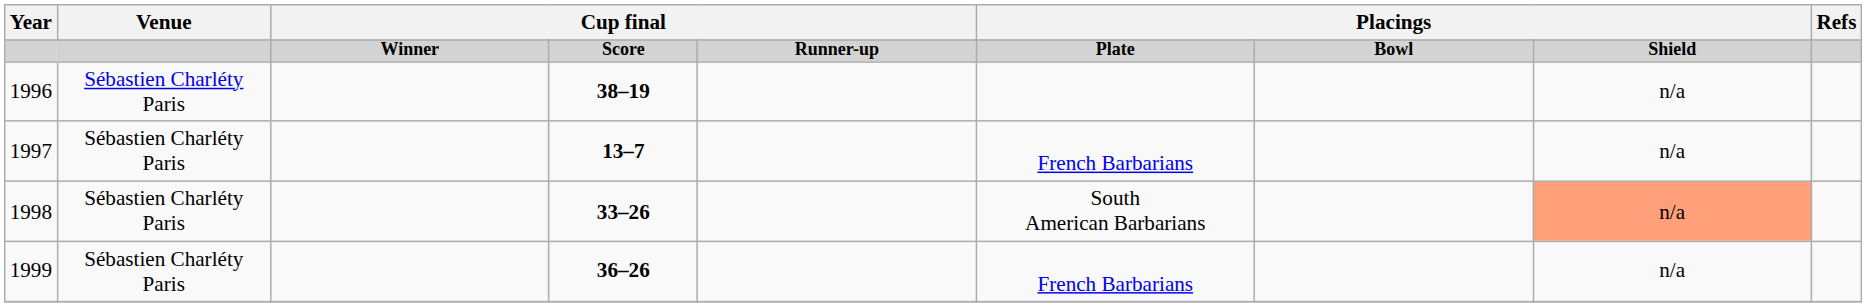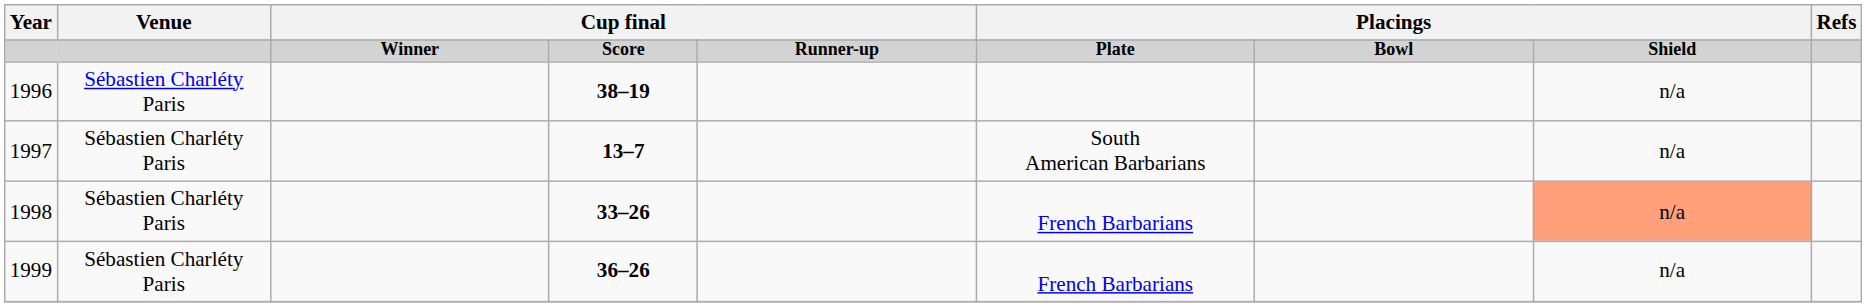(1115, 164) French Barbarians -> (1115, 151) South American Barbarians
(1115, 211) South American Barbarians -> (1115, 223) French Barbarians
